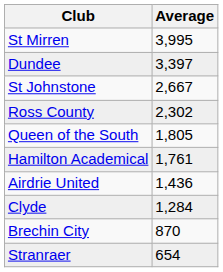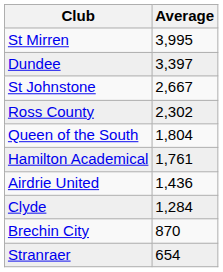(174, 135) 1,805 -> (174, 135) 1,804
